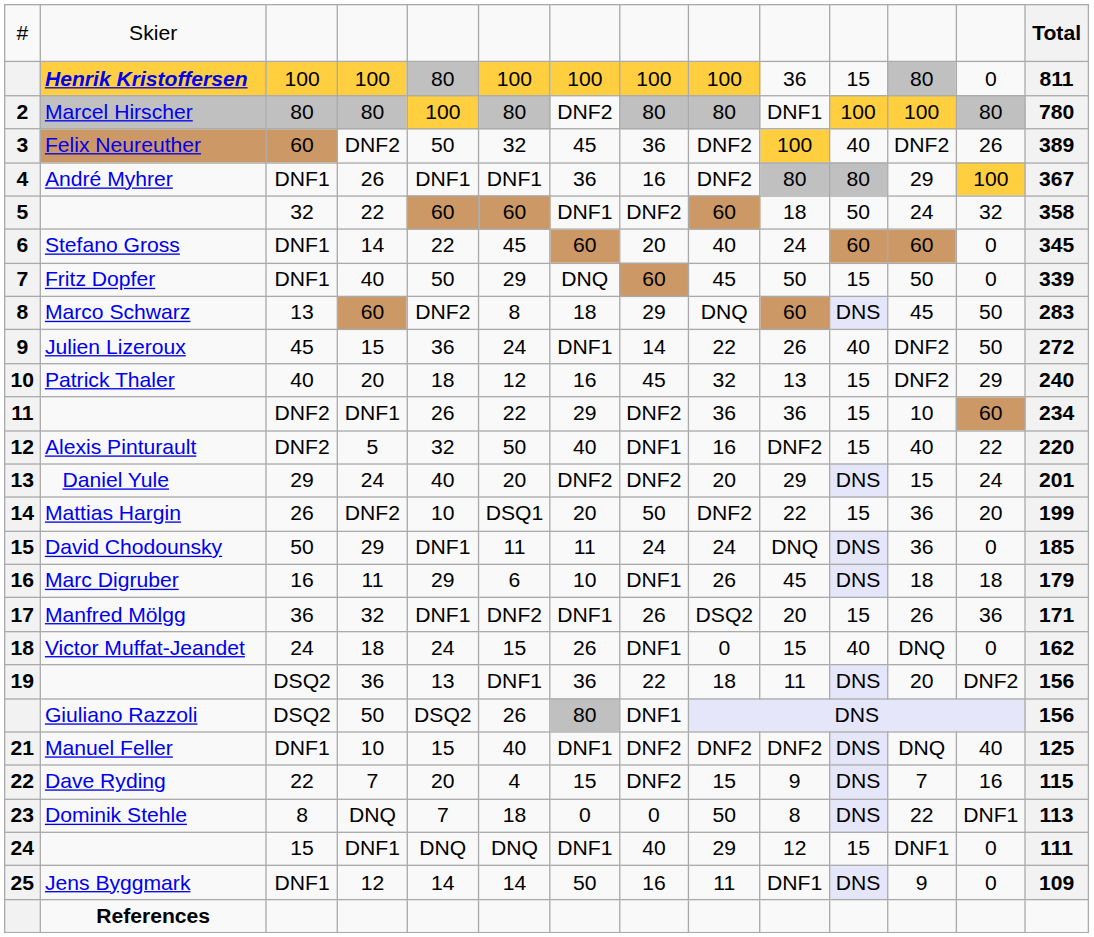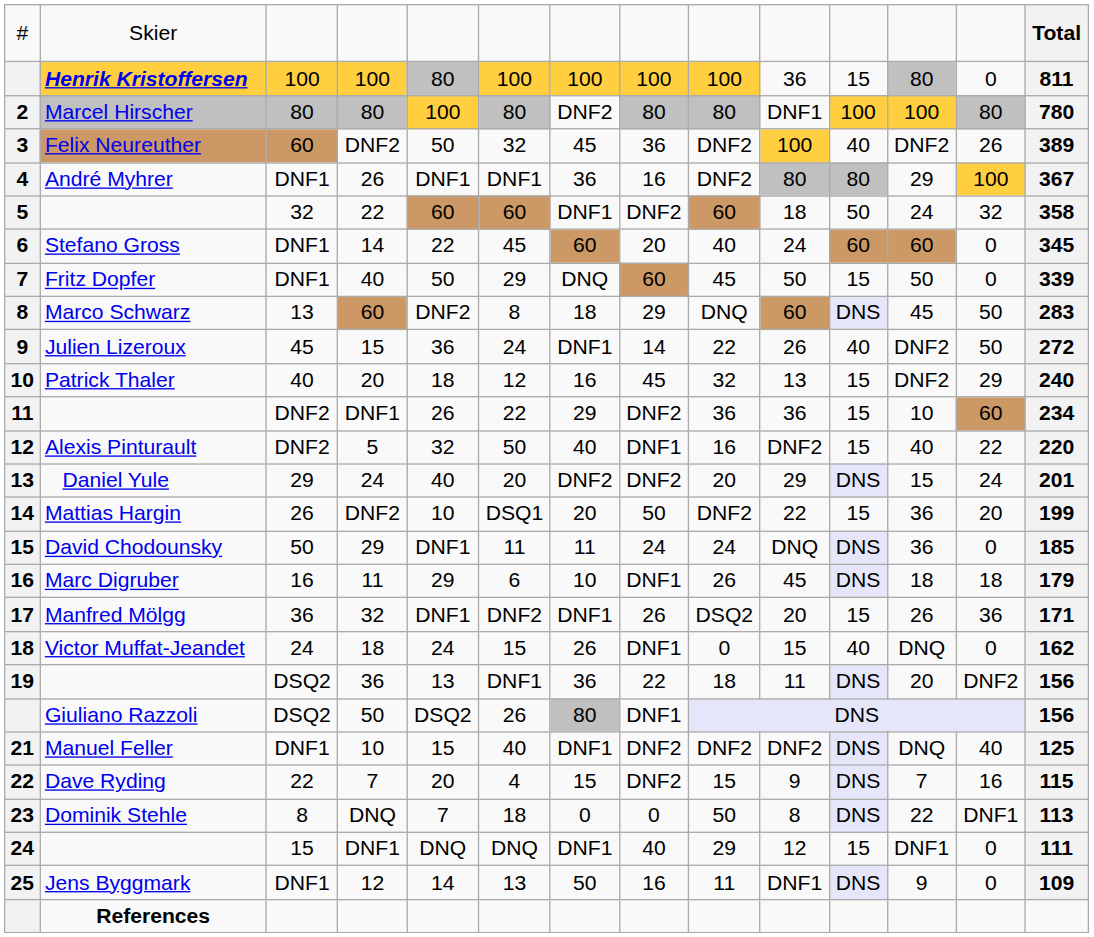(514, 882) 14 -> (514, 882) 13
